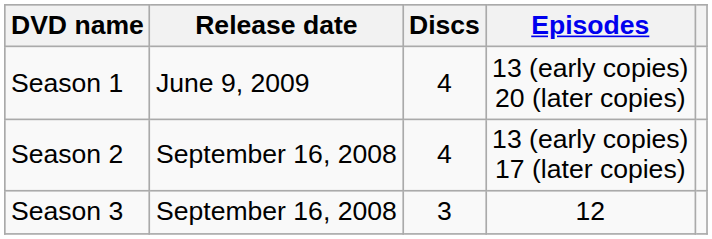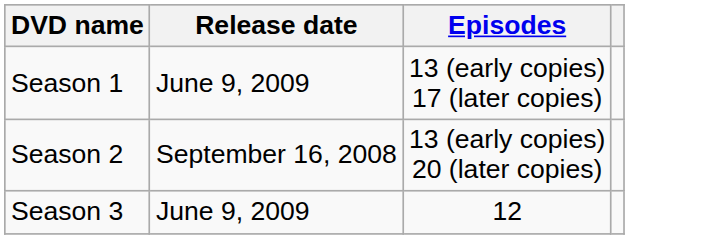- column: (444, 25)
(590, 82) 13 (early copies) 20 (later copies) -> (507, 82) 13 (early copies) 17 (later copies)
(590, 154) 13 (early copies) 17 (later copies) -> (507, 154) 13 (early copies) 20 (later copies)
(276, 211) September 16, 2008 -> (233, 211) June 9, 2009
